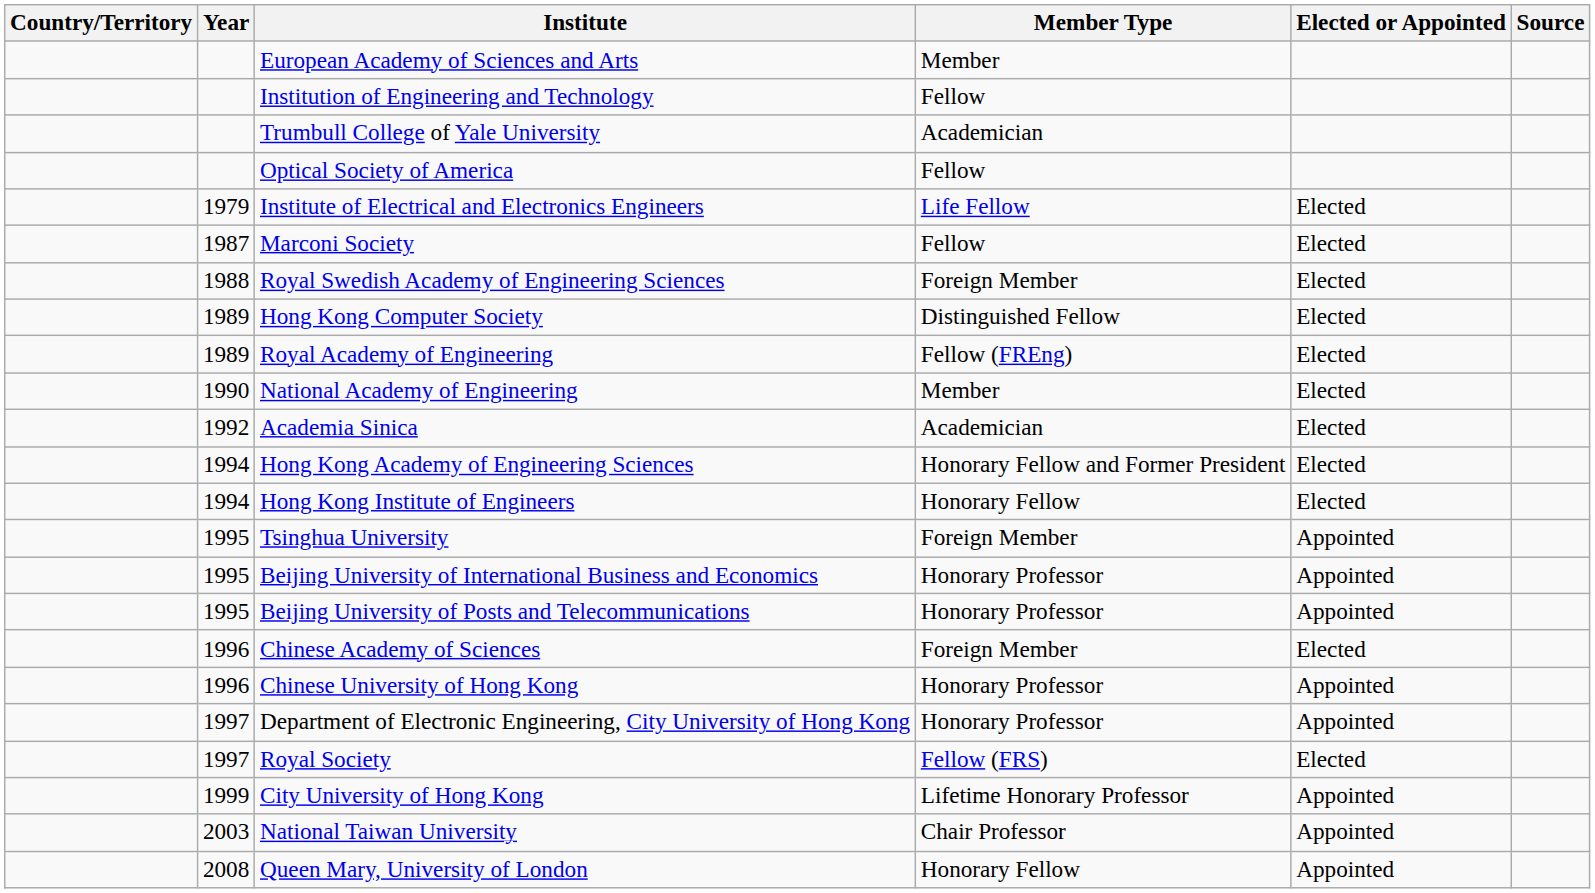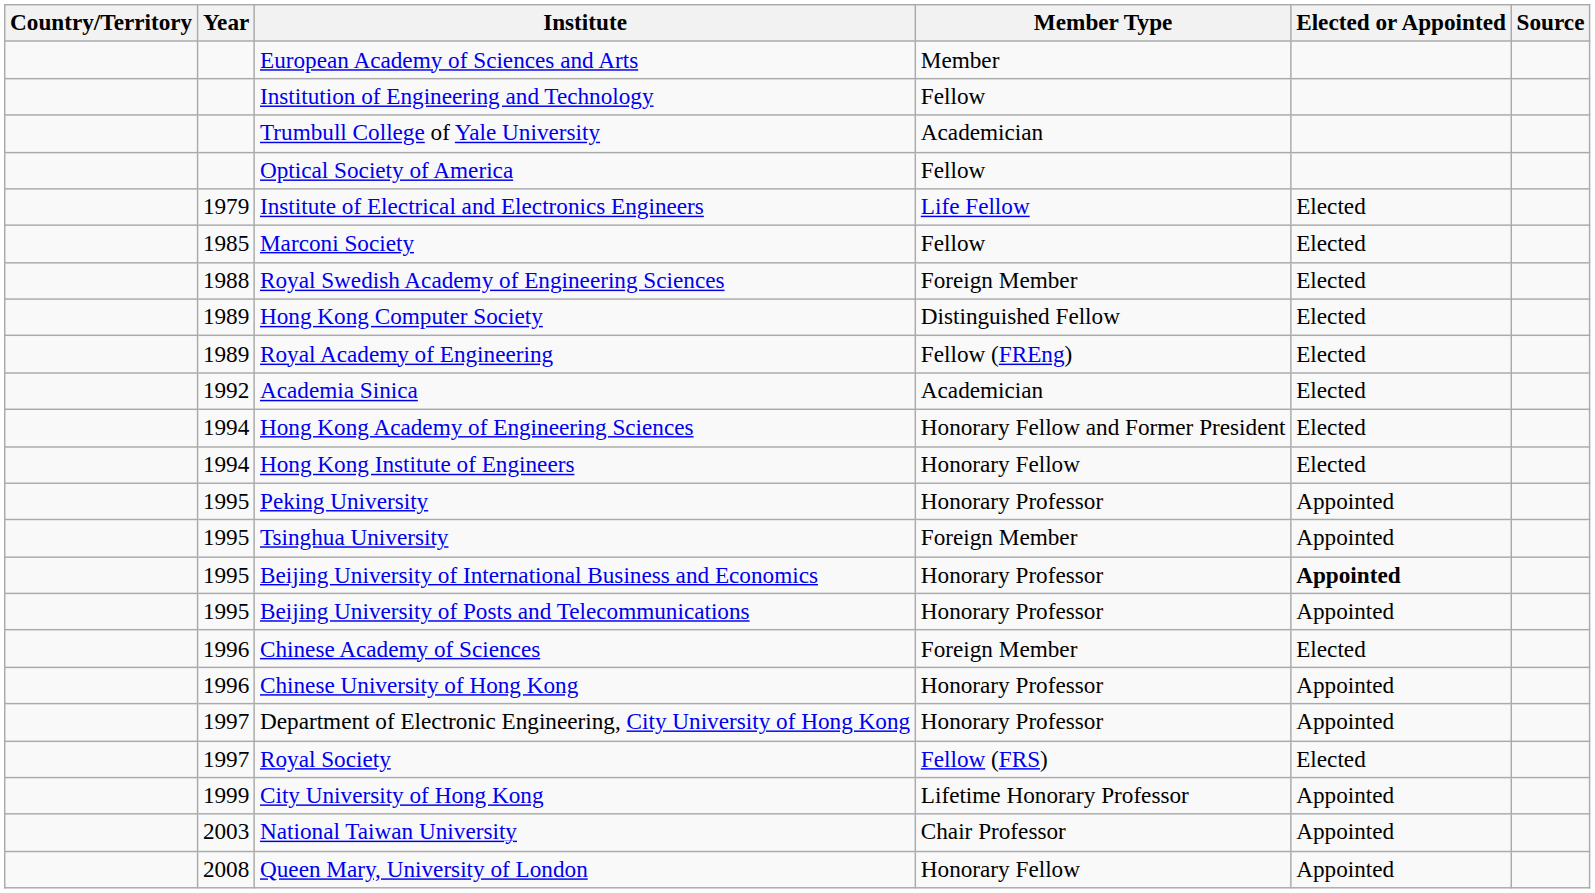(226, 243) 1987 -> (226, 243) 1985
- row: (419, 390)
+ row: (344, 501)
(1345, 574) normal -> (1348, 574) bold
